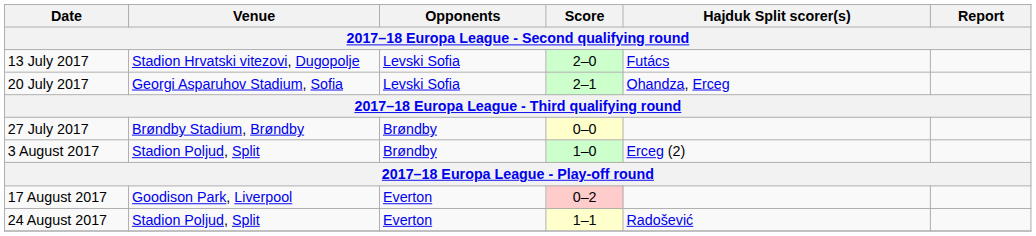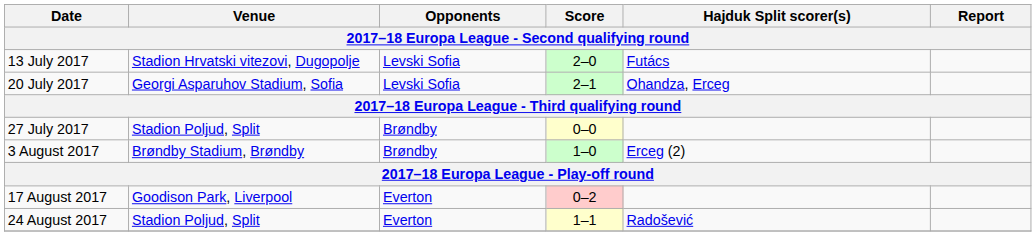(218, 129) Brøndby Stadium, Brøndby -> (196, 129) Stadion Poljud, Split
(196, 152) Stadion Poljud, Split -> (218, 152) Brøndby Stadium, Brøndby
